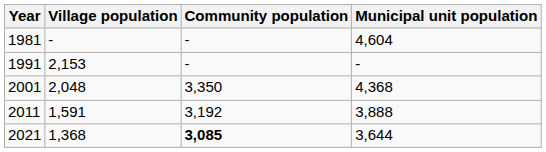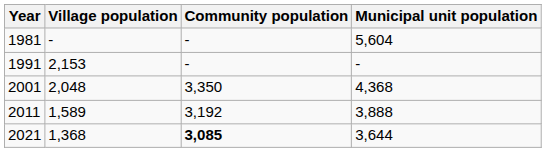(374, 40) 4,604 -> (374, 40) 5,604
(67, 111) 1,591 -> (67, 111) 1,589
